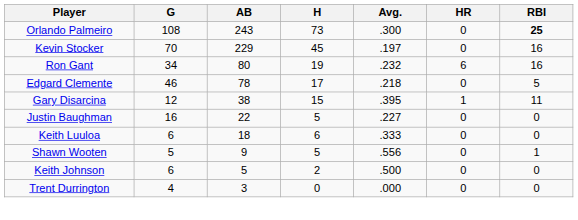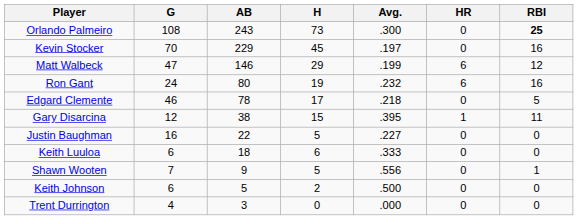+ row: (69, 65)
(171, 65) 34 -> (171, 83) 24
(171, 153) 5 -> (171, 170) 7
